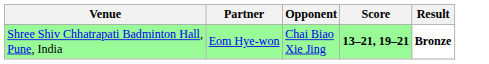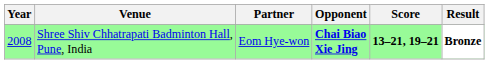+ column: (19, 14)
(310, 41) normal -> (341, 41) bold
